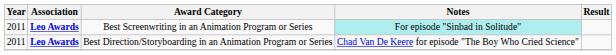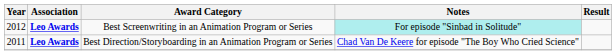(16, 27) 2011 -> (16, 27) 2012
